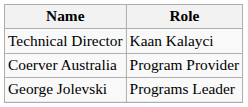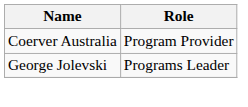- row: (65, 41)
